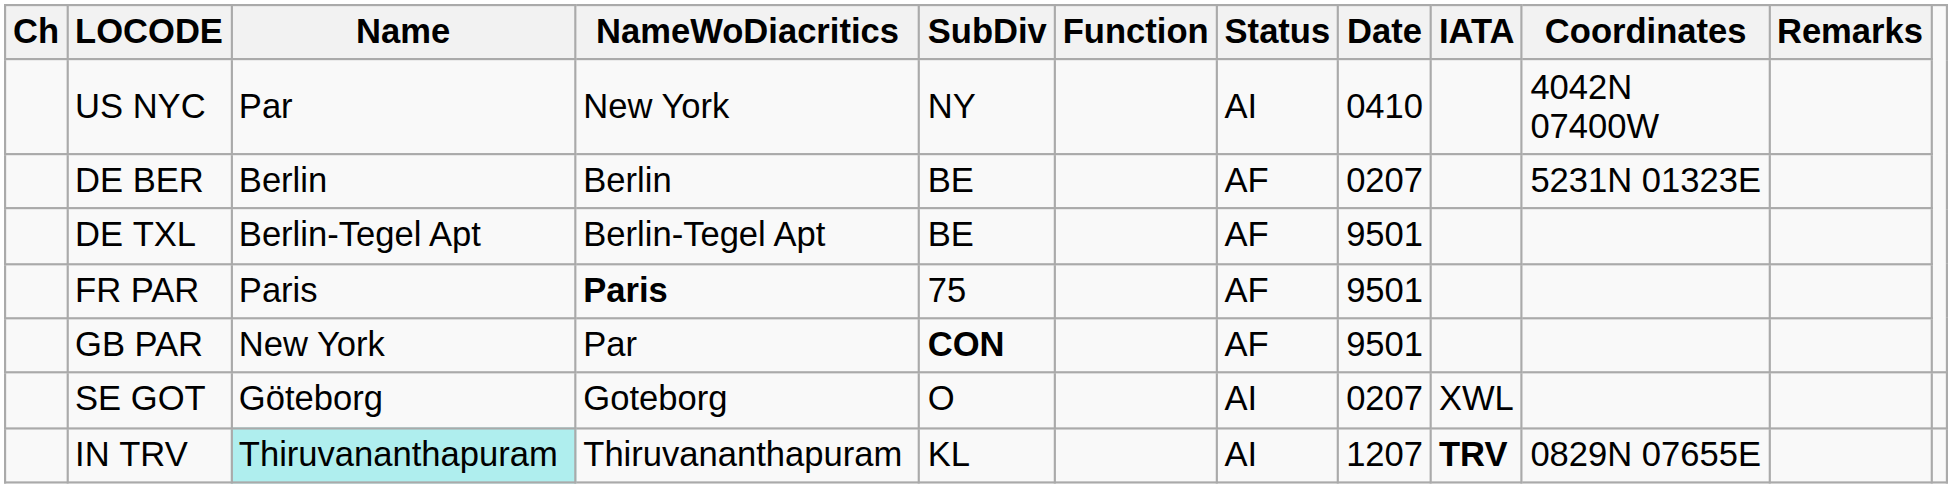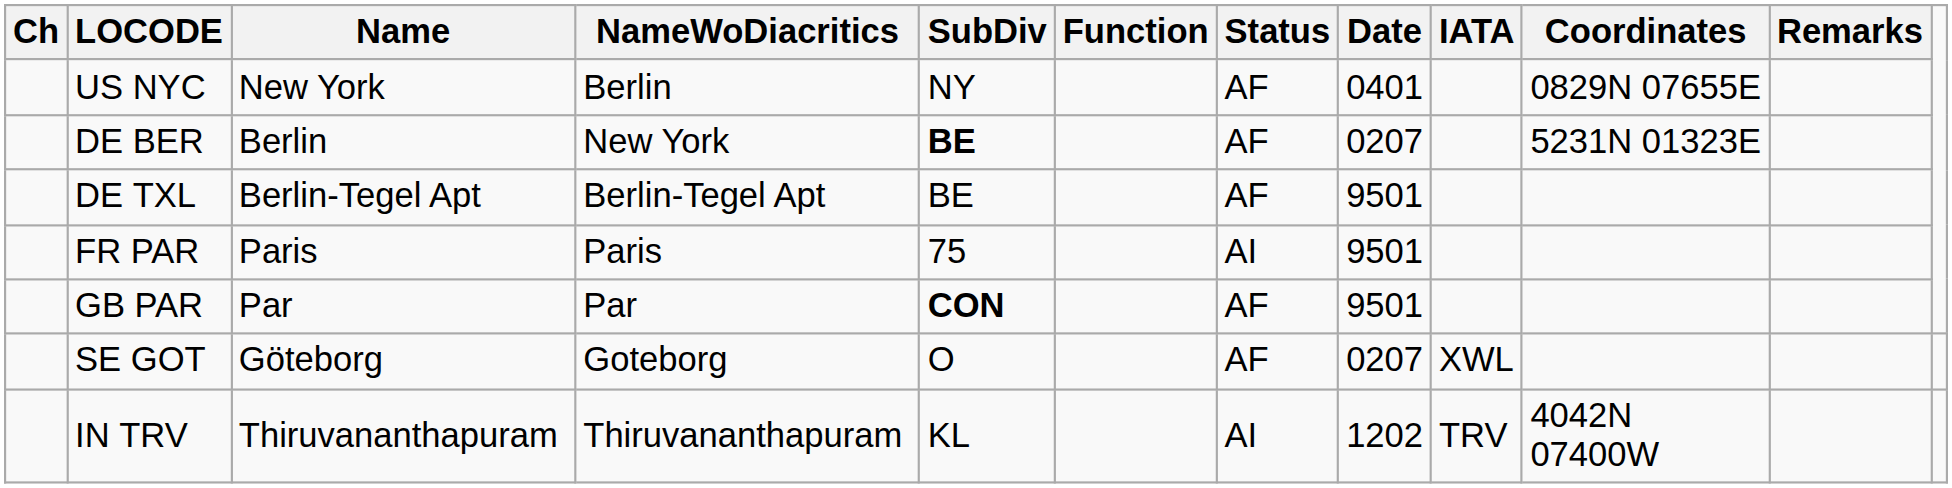(266, 106) Par -> (312, 86) New York
(656, 106) New York -> (627, 86) Berlin
(1241, 106) AI -> (1247, 86) AF
(1385, 106) 0410 -> (1385, 86) 0401
(1595, 106) 4042N 07400W -> (1646, 86) 0829N 07655E
(627, 180) Berlin -> (656, 141) New York
(951, 180) normal -> (952, 141) bold
(626, 290) bold -> (623, 251) normal
(1247, 290) AF -> (1241, 251) AI
(312, 344) New York -> (266, 305) Par
(1241, 399) AI -> (1247, 360) AF
(403, 454) paleturquoise background -> (403, 435) no background
(1385, 454) 1207 -> (1385, 435) 1202
(1473, 454) bold -> (1473, 435) normal
(1646, 454) 0829N 07655E -> (1595, 435) 4042N 07400W
